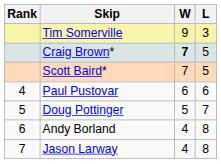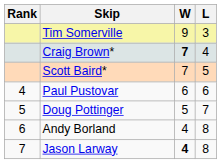(206, 52) 5 -> (206, 52) 4
(185, 149) normal -> (185, 149) bold
